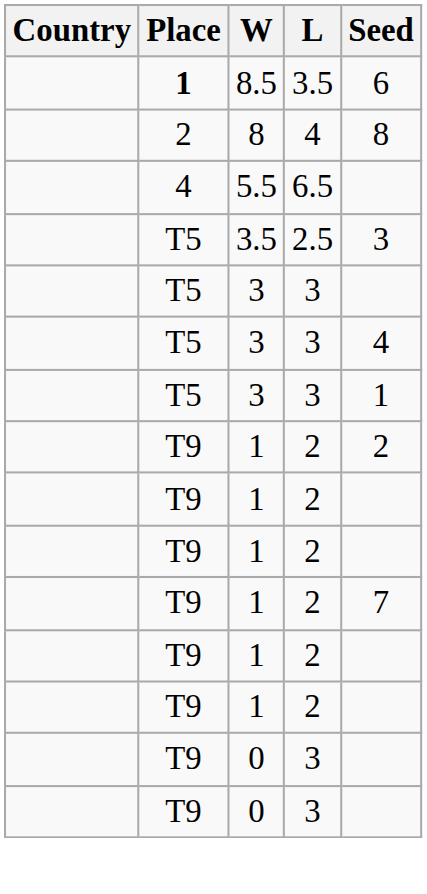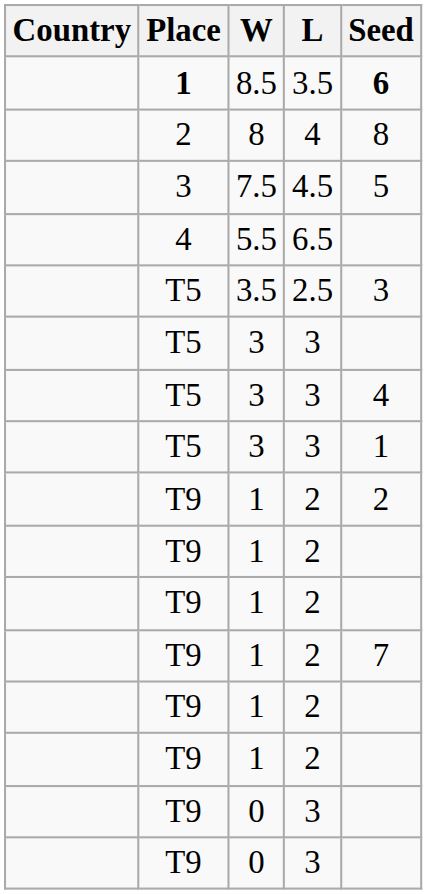(381, 82) normal -> (381, 82) bold
+ row: (256, 186)
